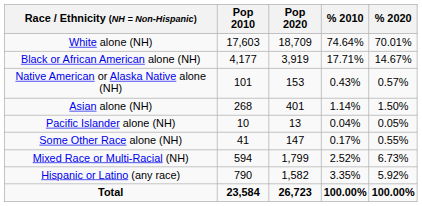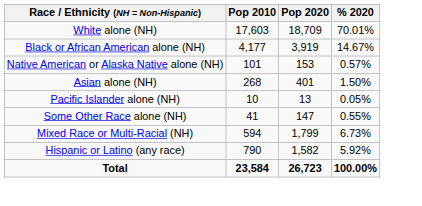- column: (345, 19)
